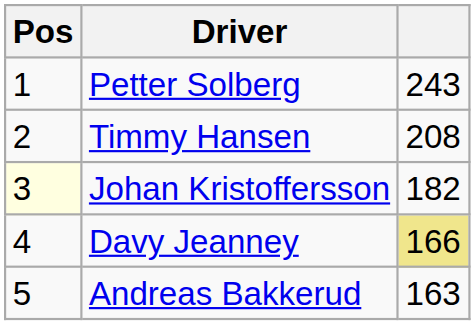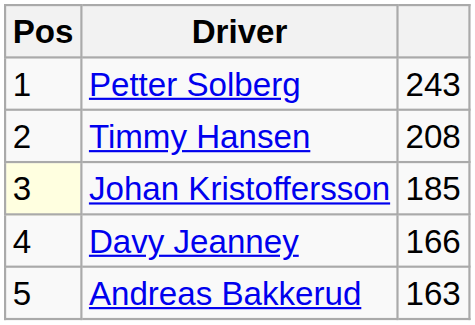(433, 189) 182 -> (433, 189) 185
(433, 241) khaki background -> (433, 241) no background
